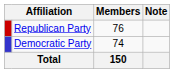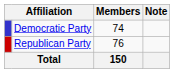rows swapped: (52, 28) <-> (53, 44)
